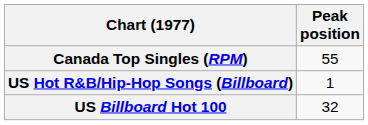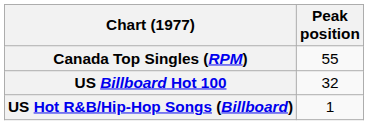rows swapped: (151, 107) <-> (151, 82)
